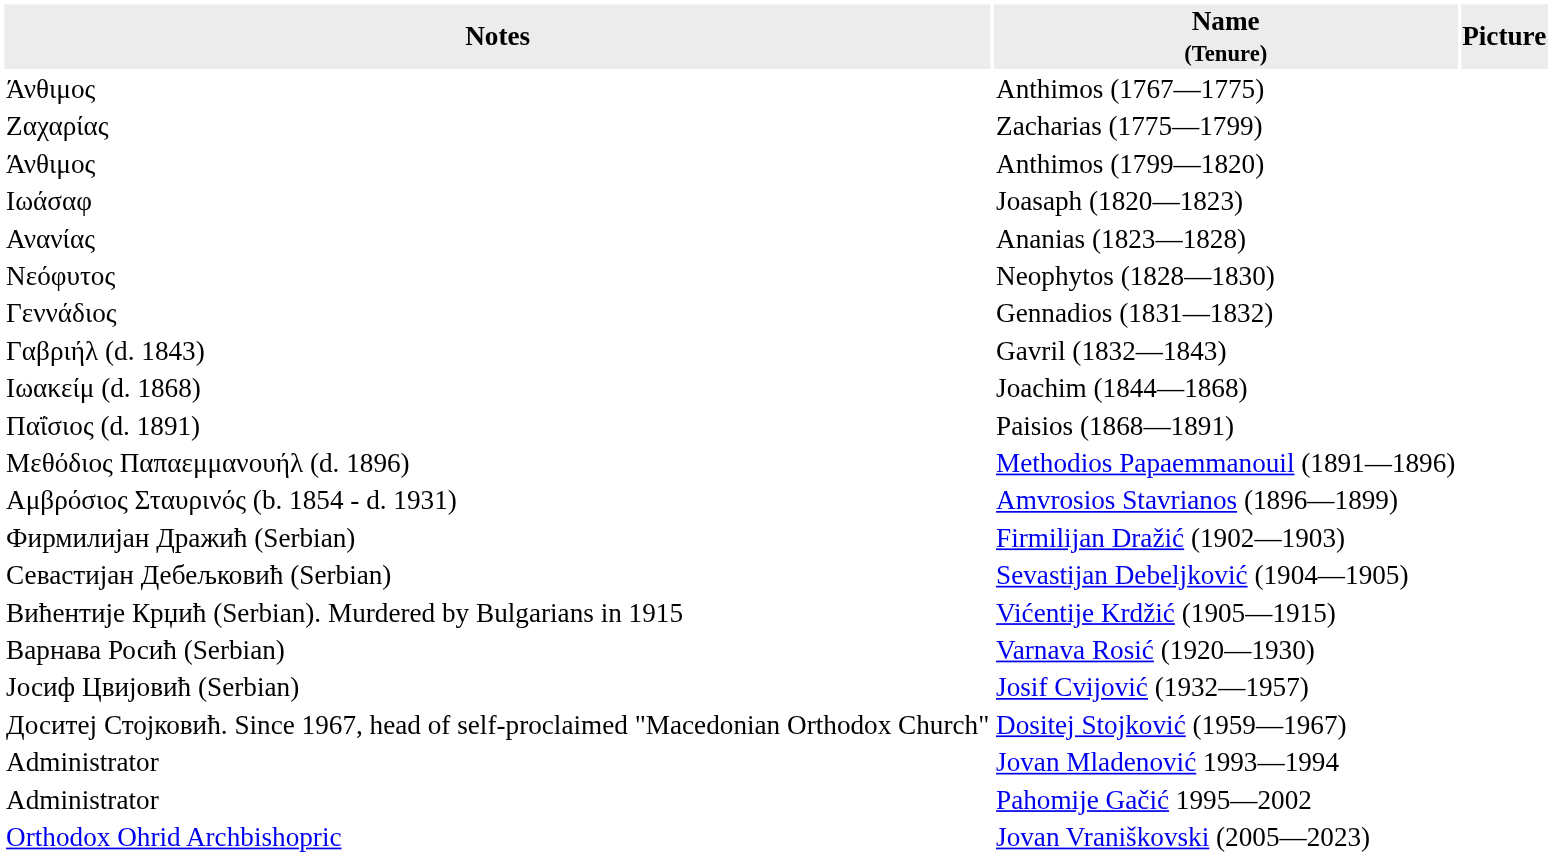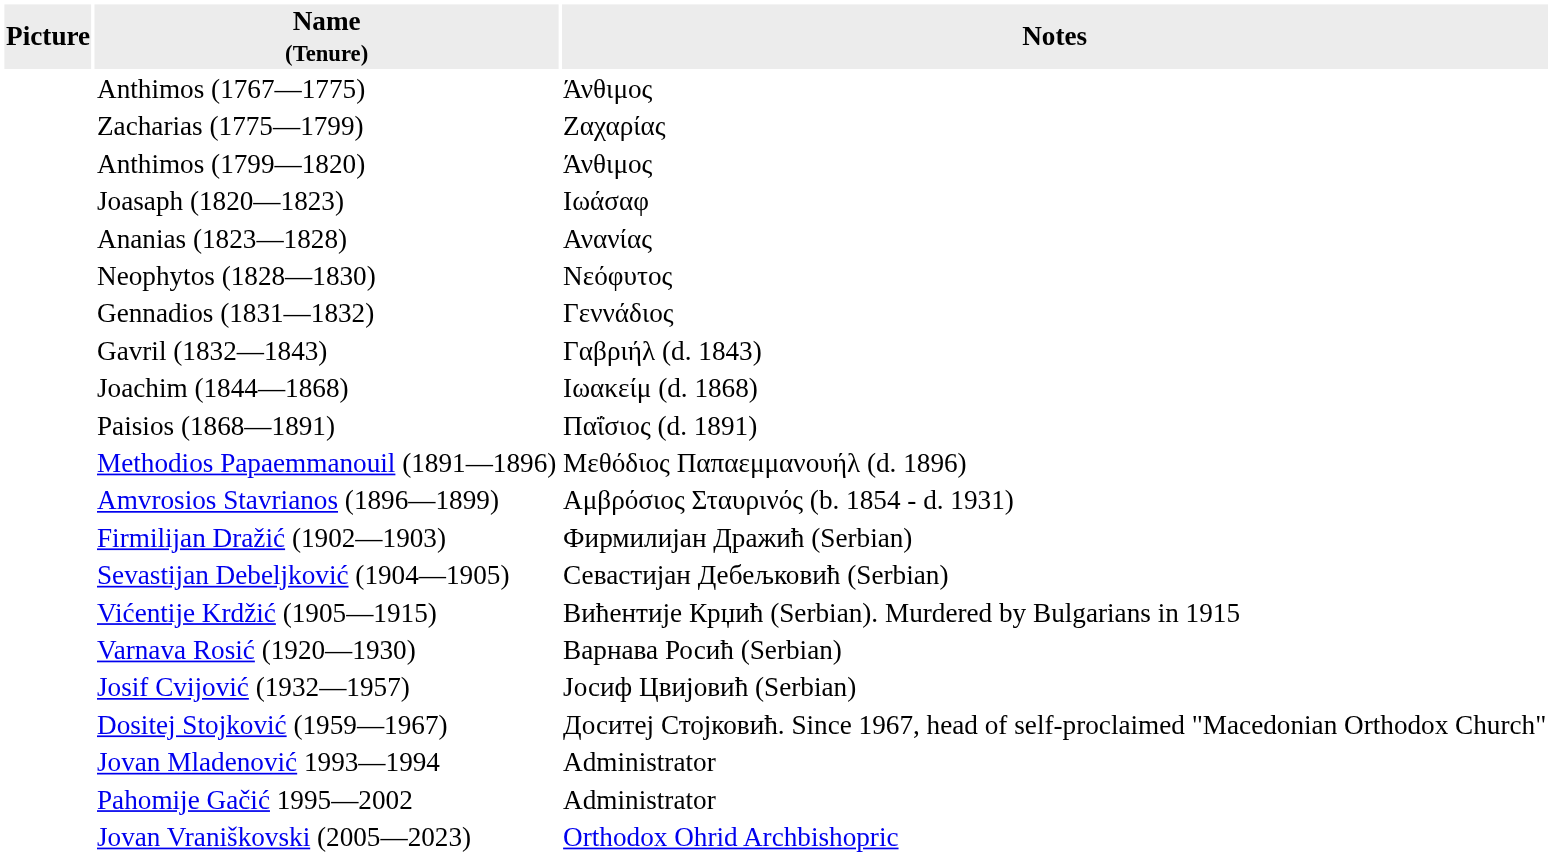columns swapped: (1504, 36) <-> (498, 36)
